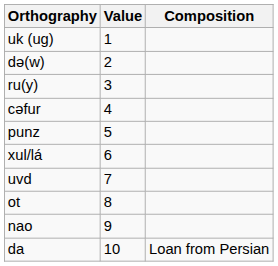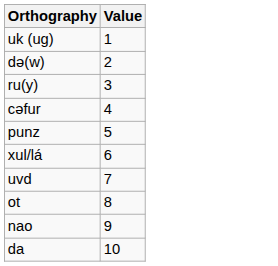- column: (209, 16)
